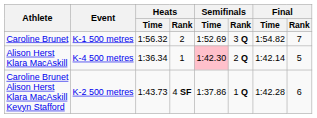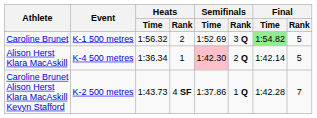(270, 39) no background -> (270, 39) lightgreen background
(299, 39) 7 -> (299, 39) 5
(299, 92) 6 -> (299, 92) 7
